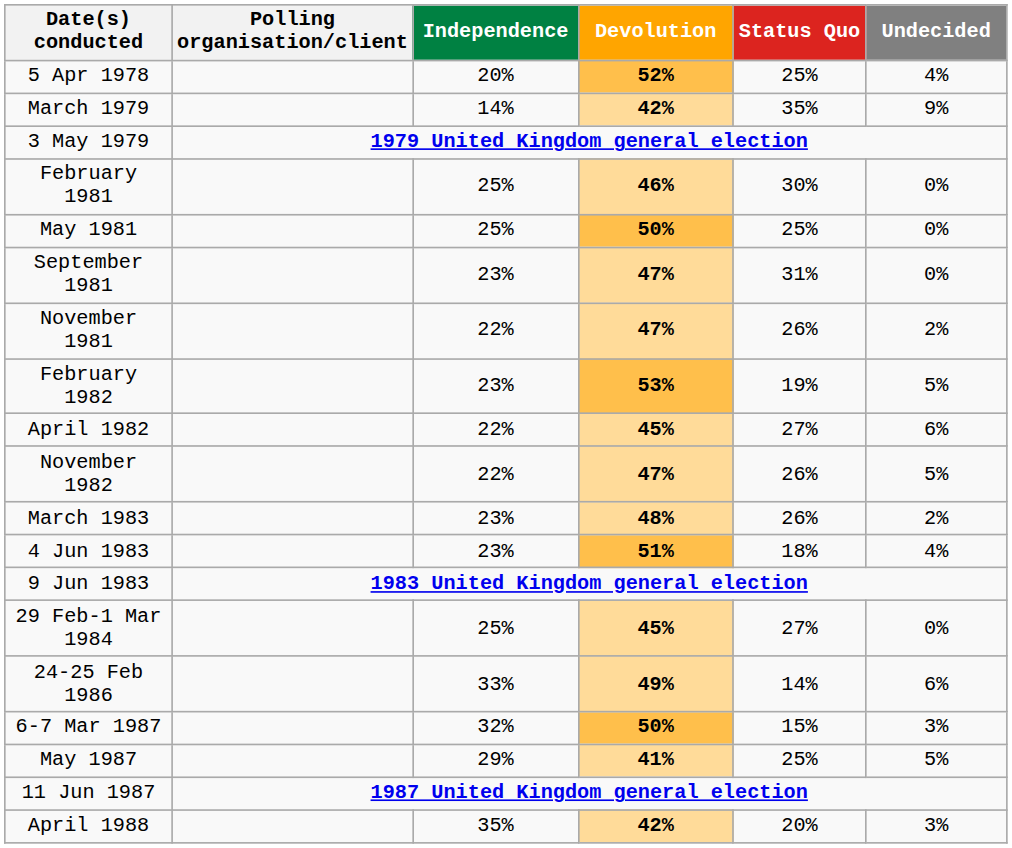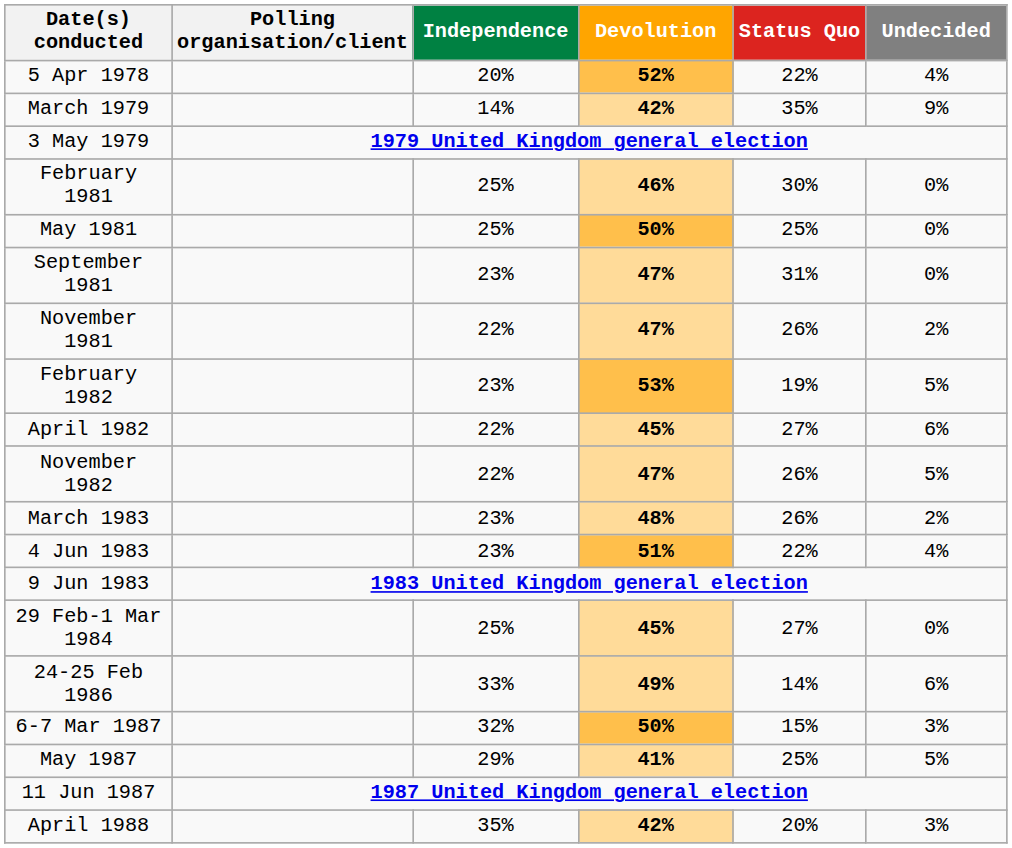(800, 77) 25% -> (800, 77) 22%
(800, 552) 18% -> (800, 552) 22%
